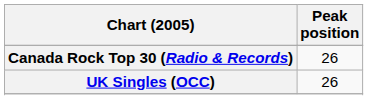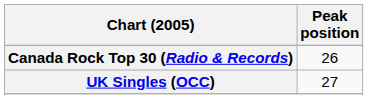(330, 81) 26 -> (330, 81) 27
